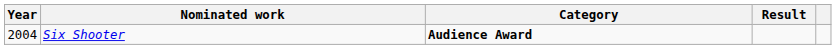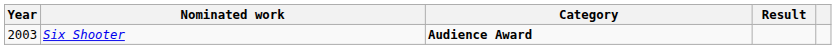(22, 35) 2004 -> (22, 35) 2003
